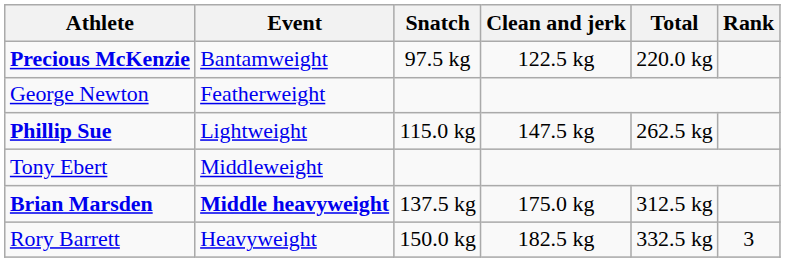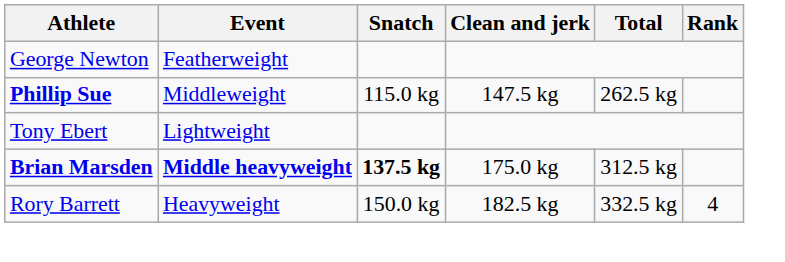- row: (100, 59)
(254, 131) Lightweight -> (224, 95) Middleweight
(262, 167) Middleweight -> (216, 131) Lightweight
(438, 203) normal -> (401, 167) bold
(749, 239) 3 -> (713, 203) 4
